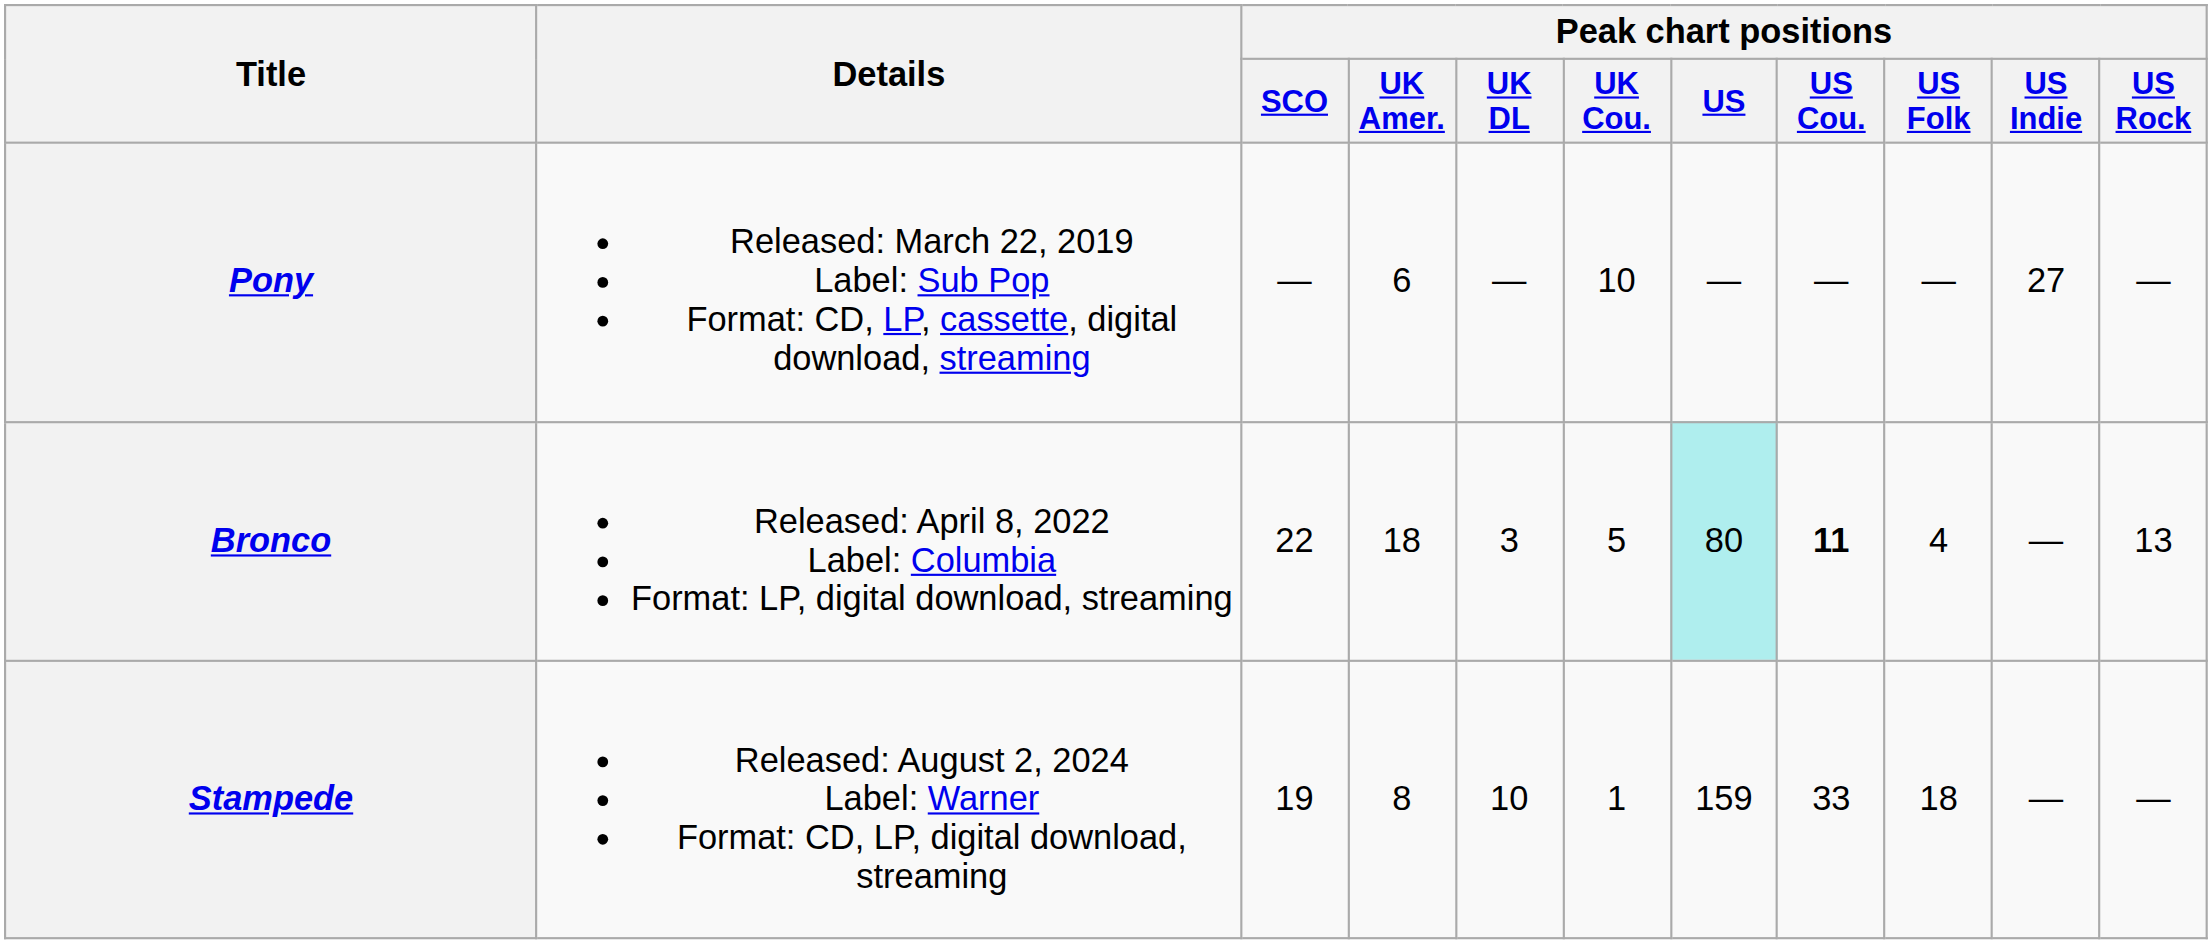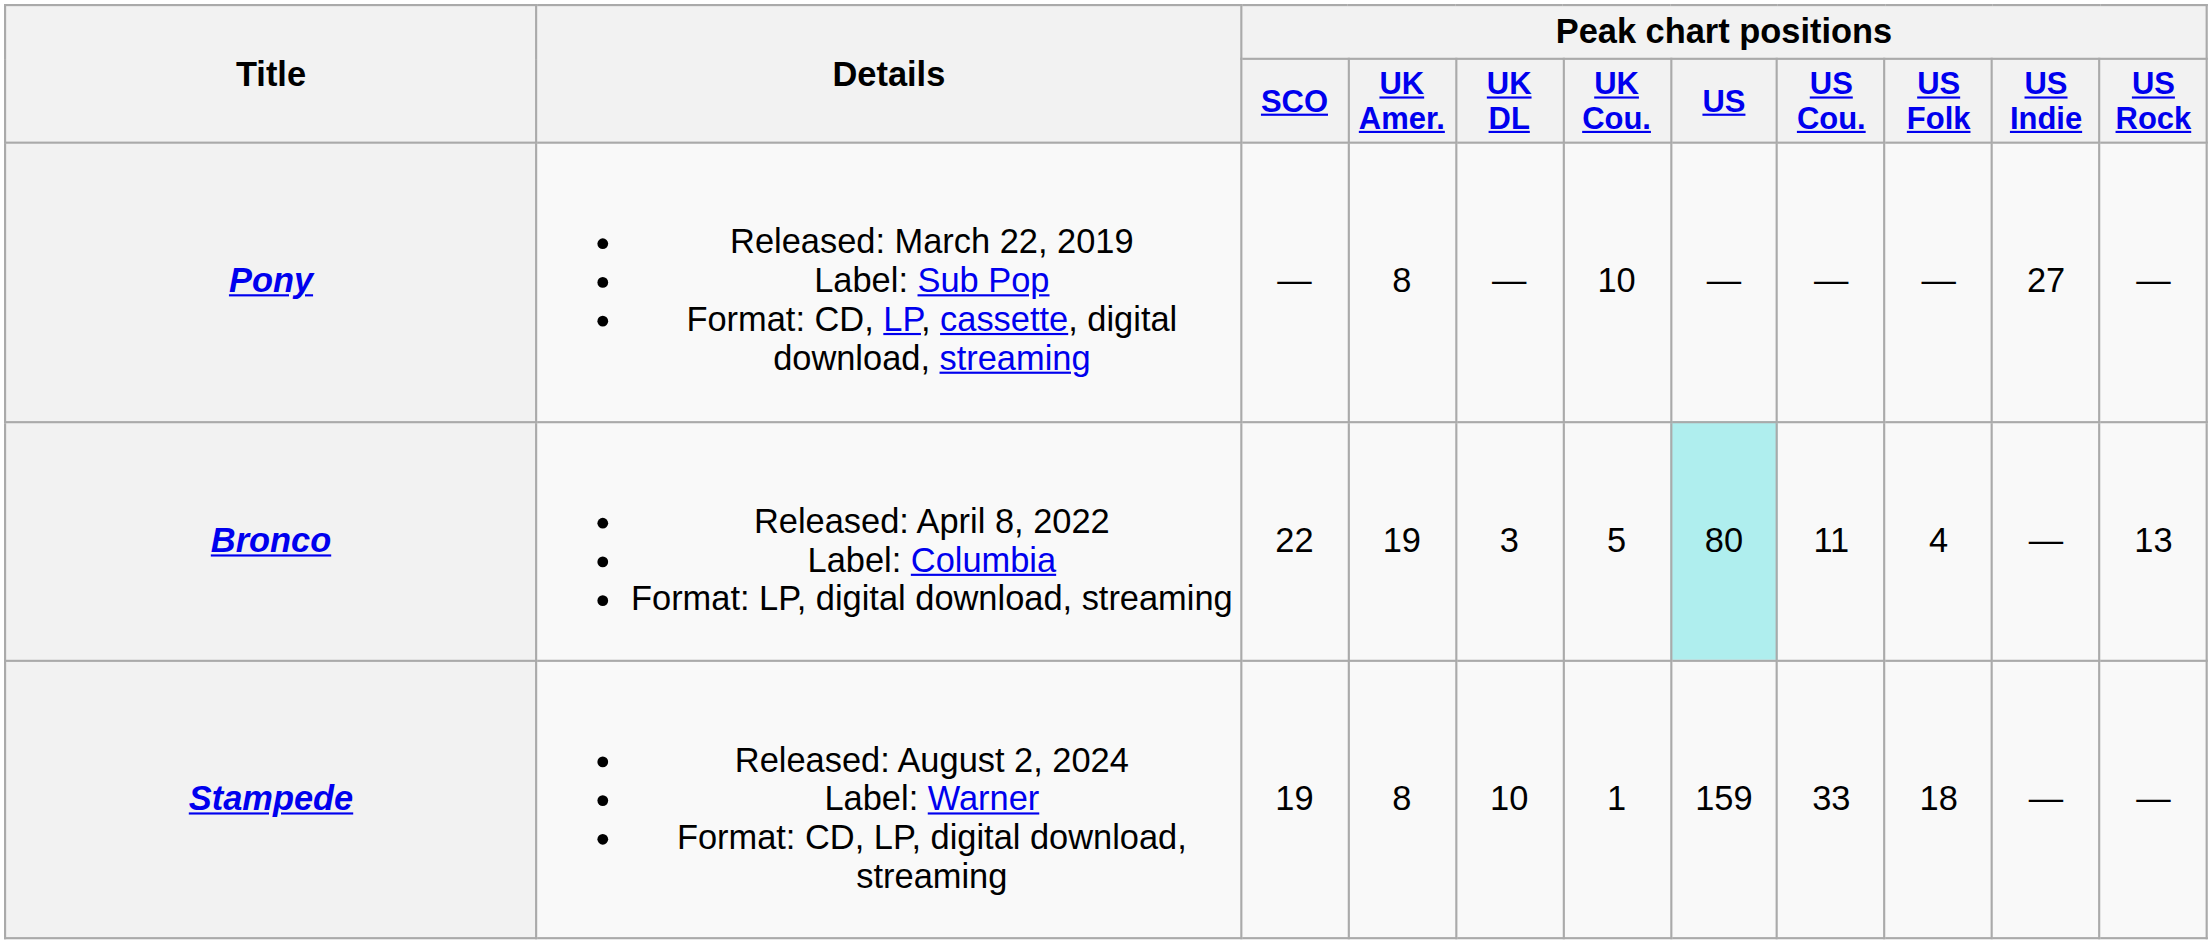(1402, 281) 6 -> (1402, 281) 8
(1402, 540) 18 -> (1402, 540) 19
(1831, 540) bold -> (1831, 540) normal
